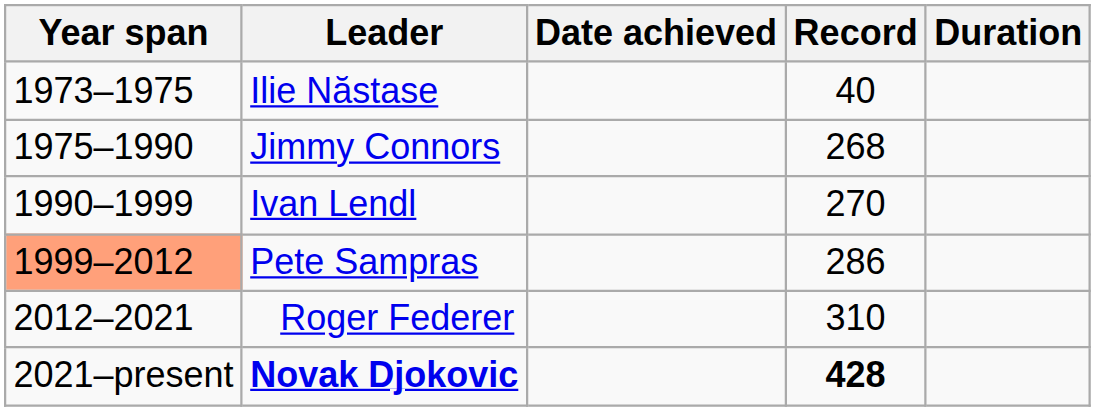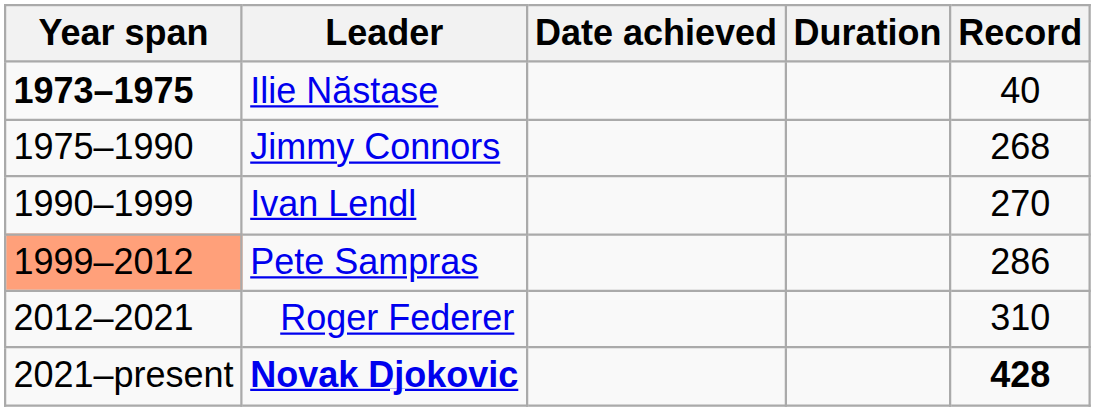columns swapped: (1008, 33) <-> (856, 33)
(104, 90) normal -> (104, 90) bold
